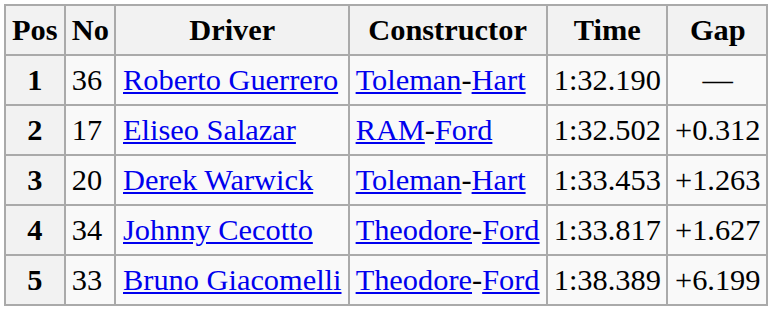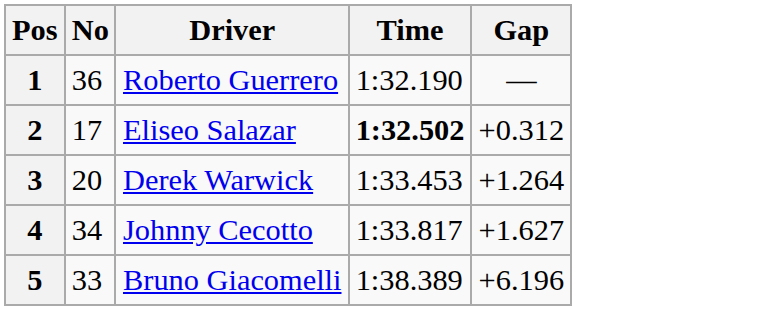- column: (448, 29)
(607, 130) normal -> (410, 130) bold
(718, 180) +1.263 -> (521, 180) +1.264
(718, 280) +6.199 -> (521, 280) +6.196
